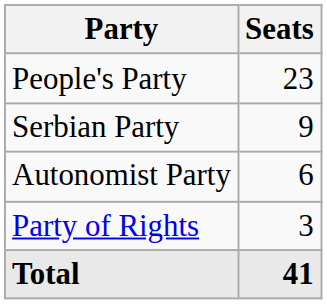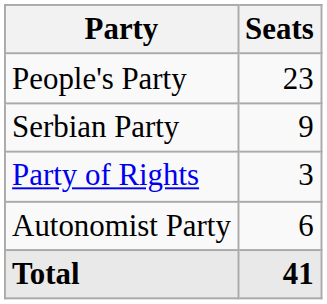rows swapped: (121, 175) <-> (106, 224)
